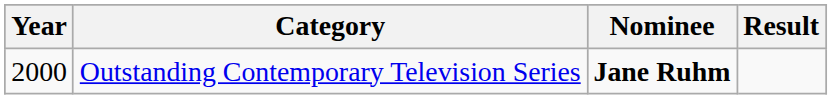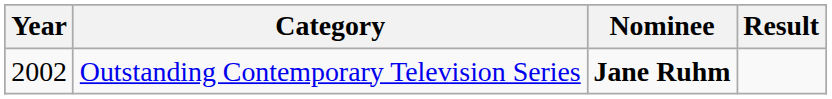(39, 70) 2000 -> (39, 70) 2002
